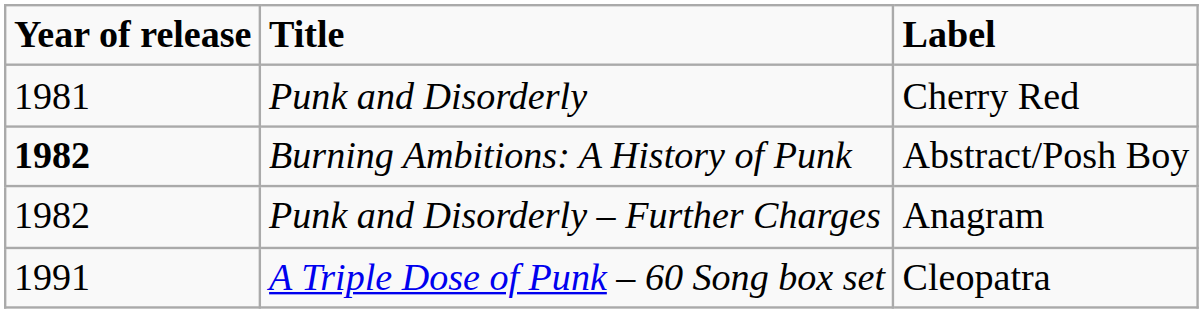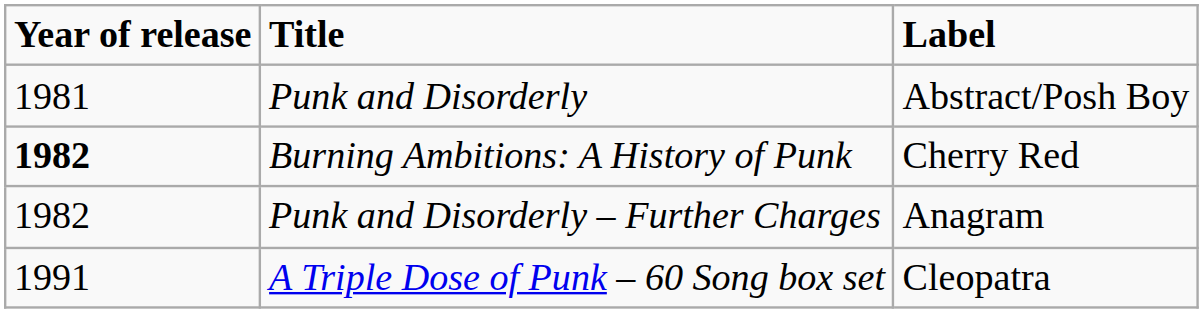(991, 95) Cherry Red -> (1046, 95) Abstract/Posh Boy
(1046, 155) Abstract/Posh Boy -> (991, 155) Cherry Red
